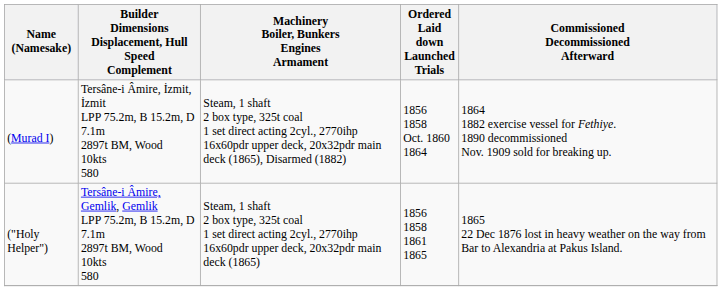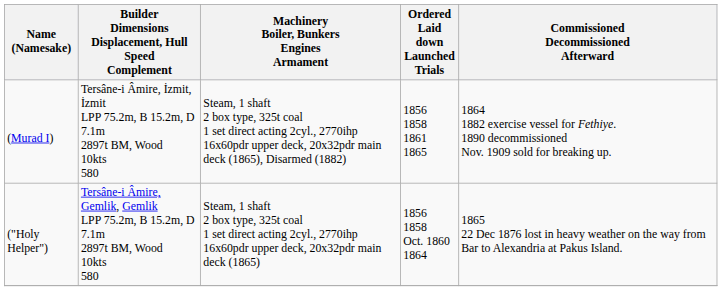(427, 131) 1856 1858 Oct. 1860 1864 -> (415, 131) 1856 1858 1861 1865
(415, 234) 1856 1858 1861 1865 -> (427, 234) 1856 1858 Oct. 1860 1864
